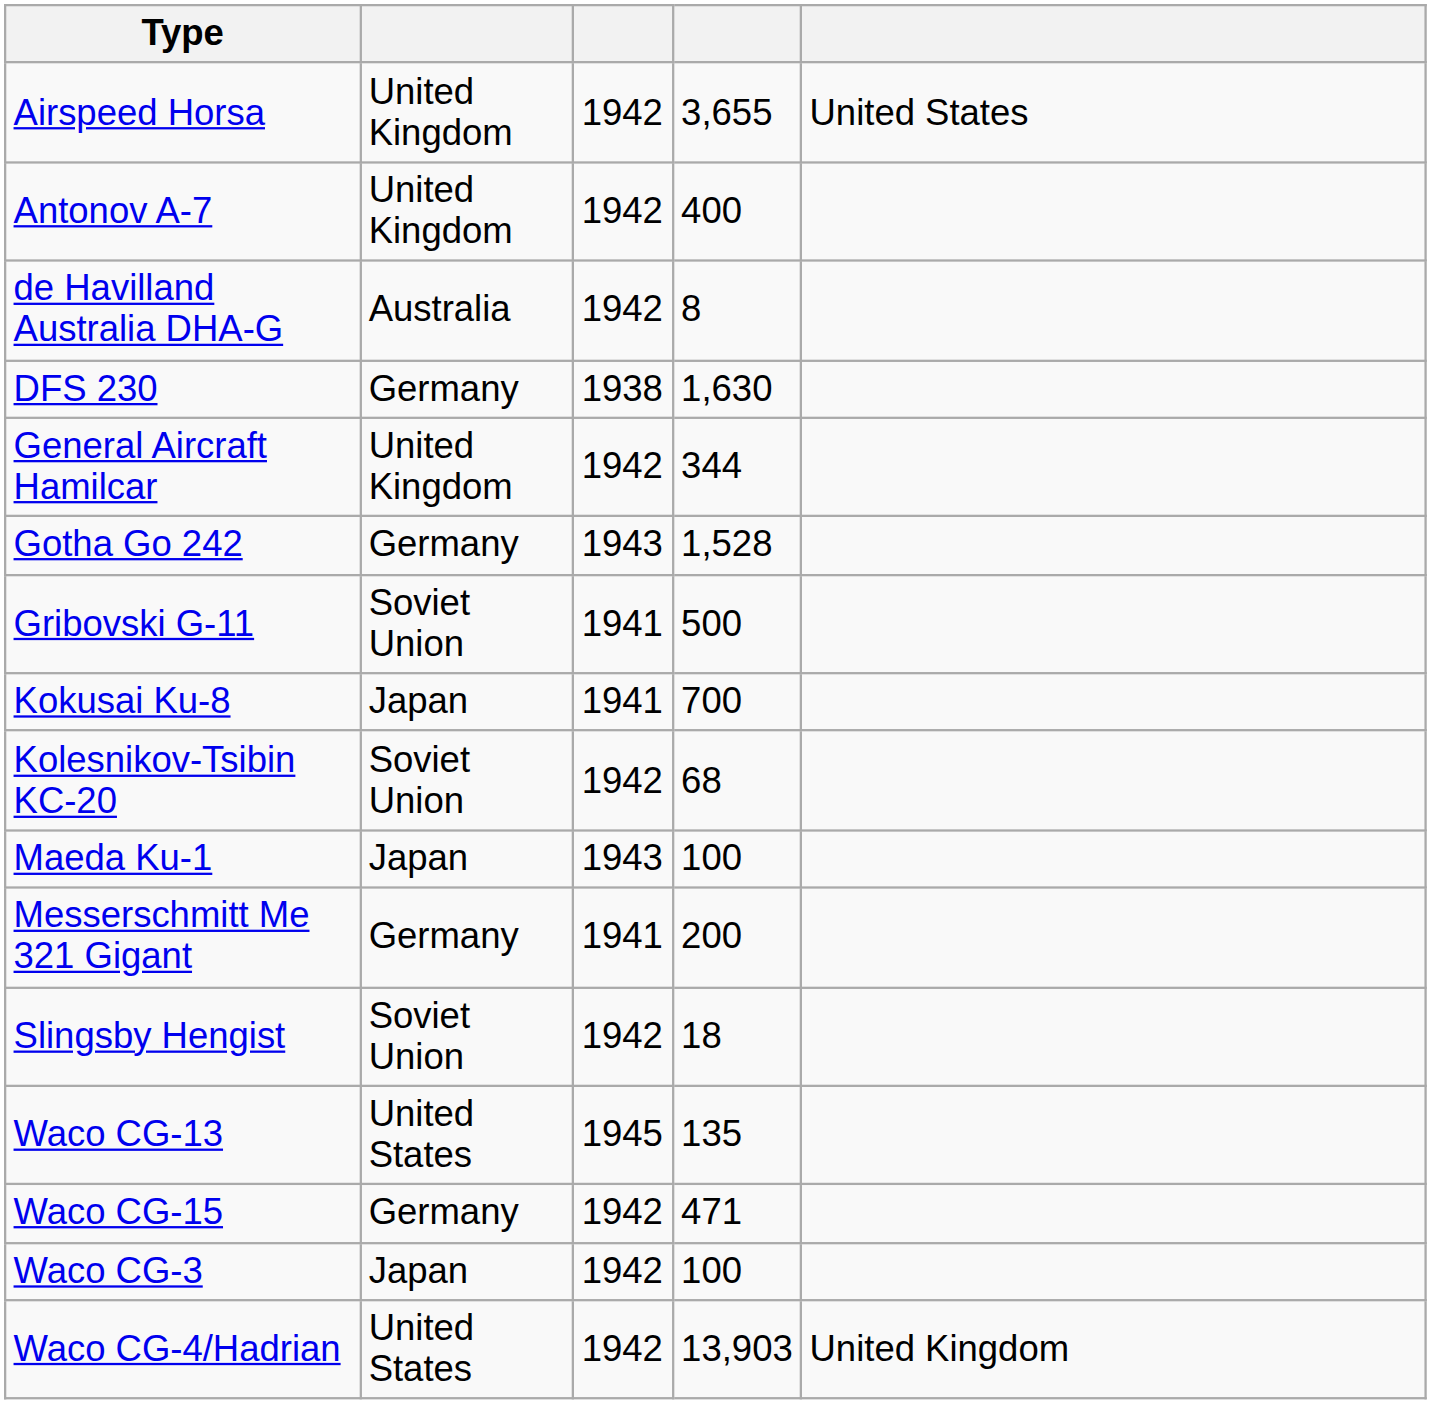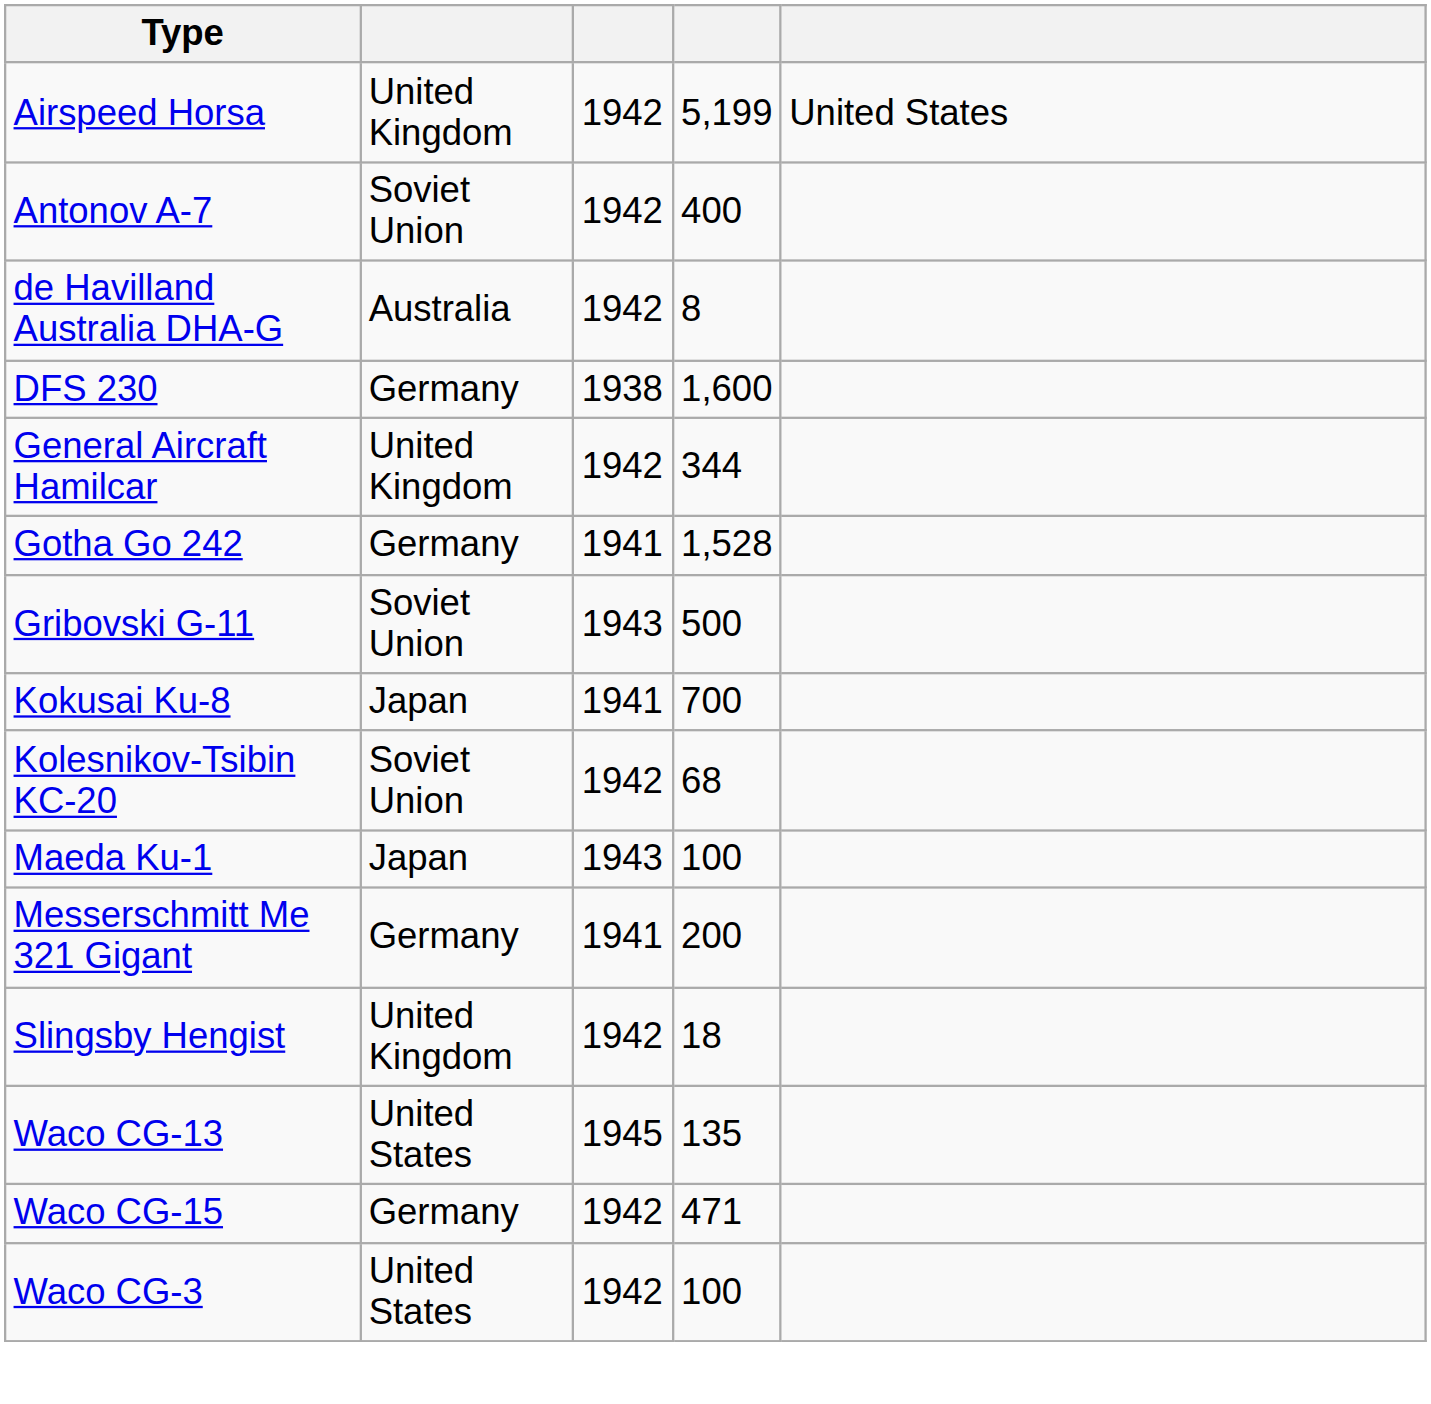(727, 111) 3,655 -> (727, 111) 5,199
(441, 210) United Kingdom -> (419, 210) Soviet Union
(727, 387) 1,630 -> (727, 387) 1,600
(622, 544) 1943 -> (622, 544) 1941
(622, 623) 1941 -> (622, 623) 1943
(419, 1035) Soviet Union -> (441, 1035) United Kingdom
(418, 1270) Japan -> (421, 1291) United States
- row: (177, 1348)
